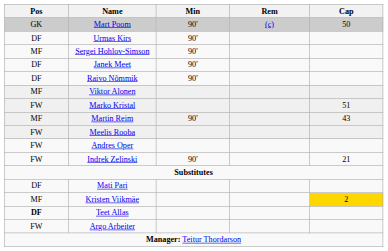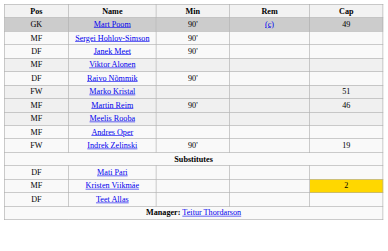(346, 24) 50 -> (346, 24) 49
- row: (112, 37)
rows swapped: (112, 78) <-> (112, 91)
(346, 118) 43 -> (346, 105) 46
(36, 131) FW -> (36, 118) MF
(36, 145) FW -> (36, 131) MF
(346, 158) 21 -> (346, 145) 19
(36, 212) bold -> (36, 199) normal
- row: (112, 226)
